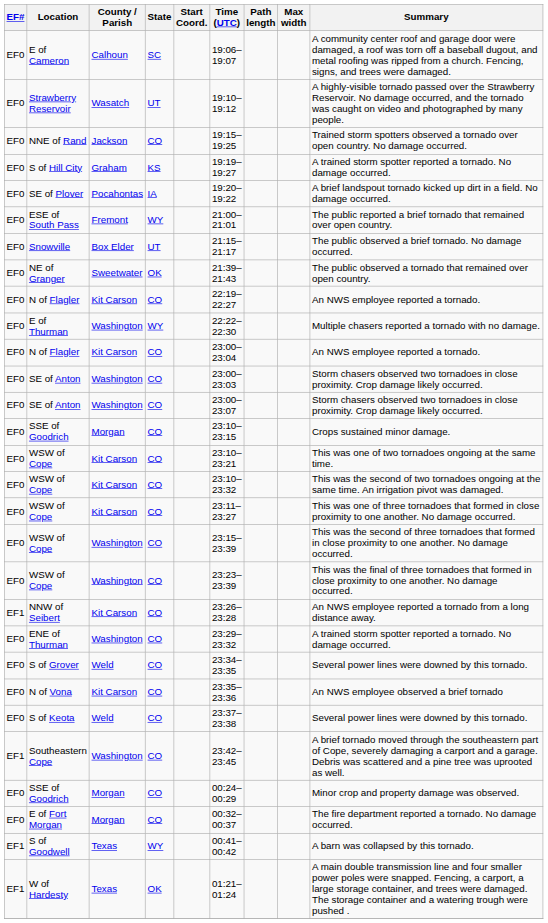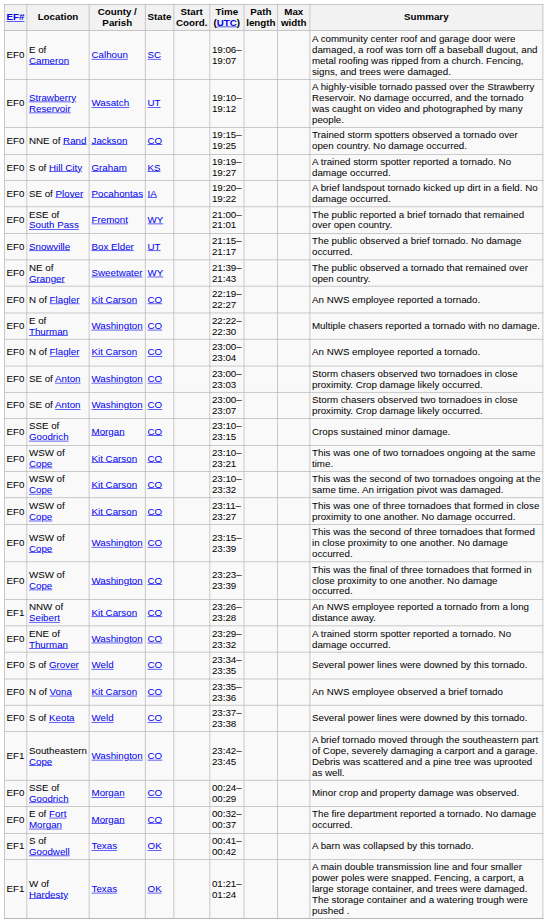(155, 273) OK -> (155, 273) WY
(155, 326) WY -> (155, 326) CO
(155, 846) WY -> (155, 846) OK
